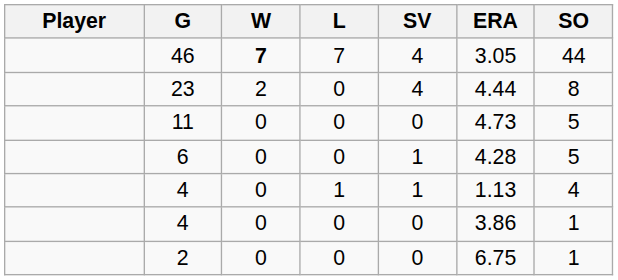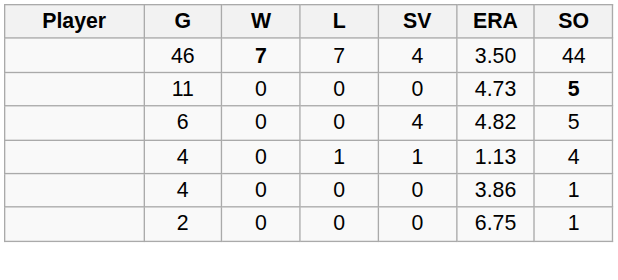(496, 55) 3.05 -> (496, 55) 3.50
- row: (183, 88)
(574, 122) normal -> (574, 88) bold
(417, 156) 1 -> (417, 122) 4
(496, 156) 4.28 -> (496, 122) 4.82
